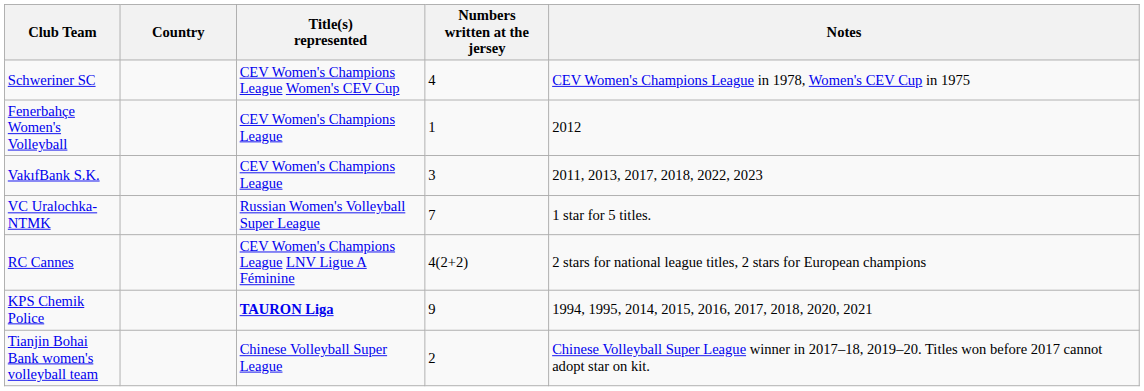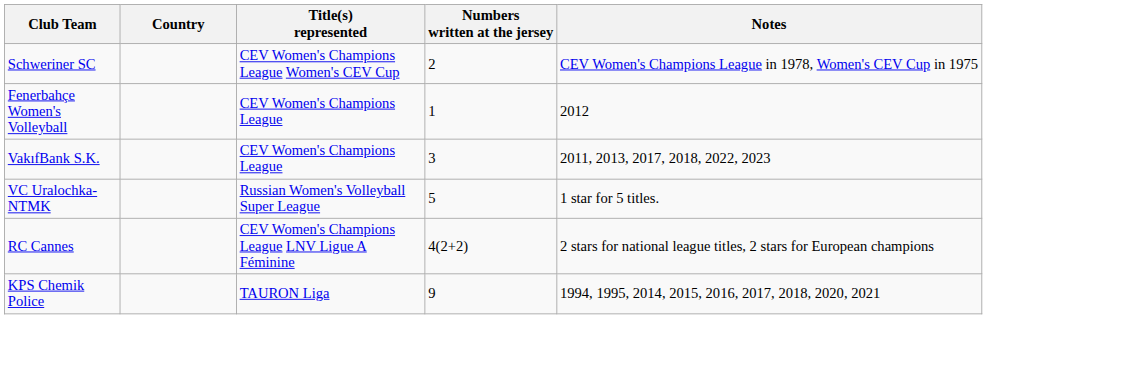(432, 80) 4 -> (432, 63) 2
(432, 214) 7 -> (432, 198) 5
(287, 310) bold -> (285, 293) normal
- row: (53, 357)
